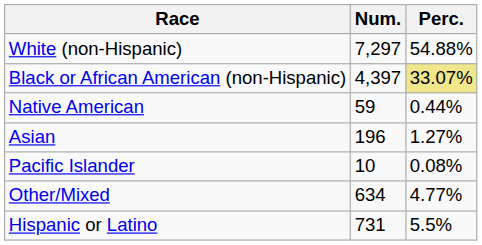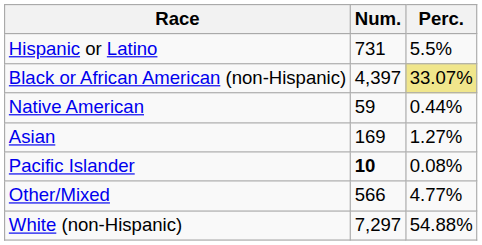rows swapped: (96, 48) <-> (83, 225)
(370, 136) 196 -> (370, 136) 169
(365, 166) normal -> (365, 166) bold
(370, 195) 634 -> (370, 195) 566
